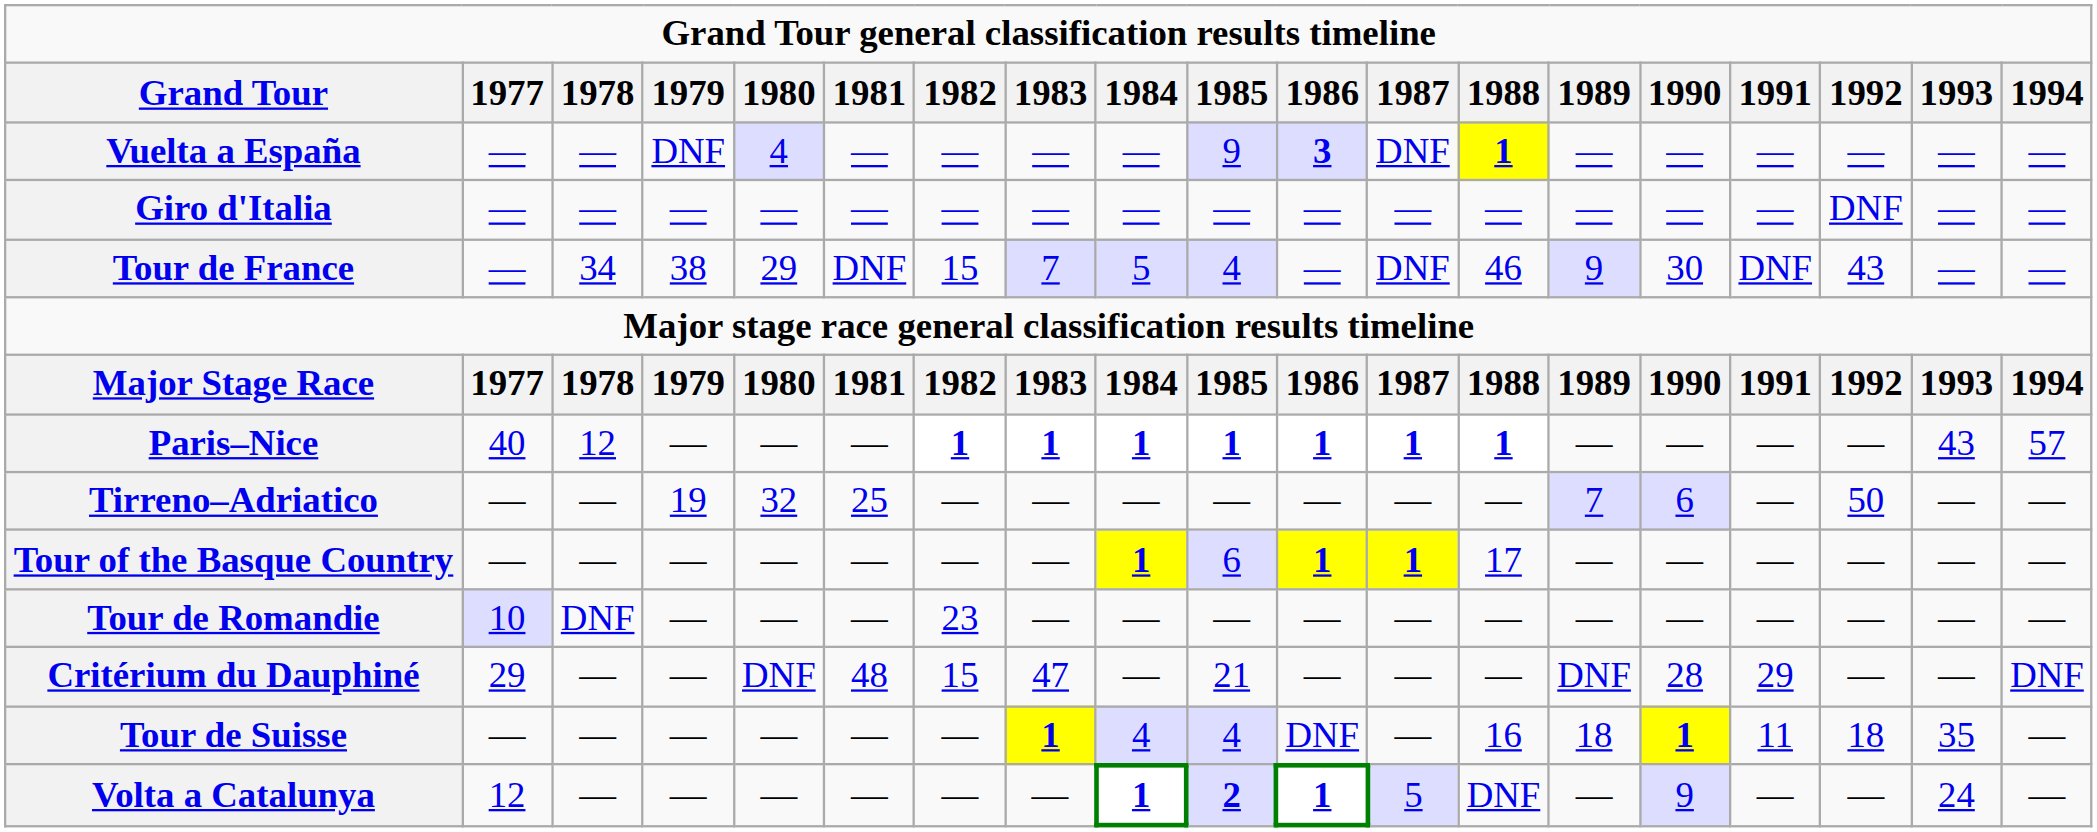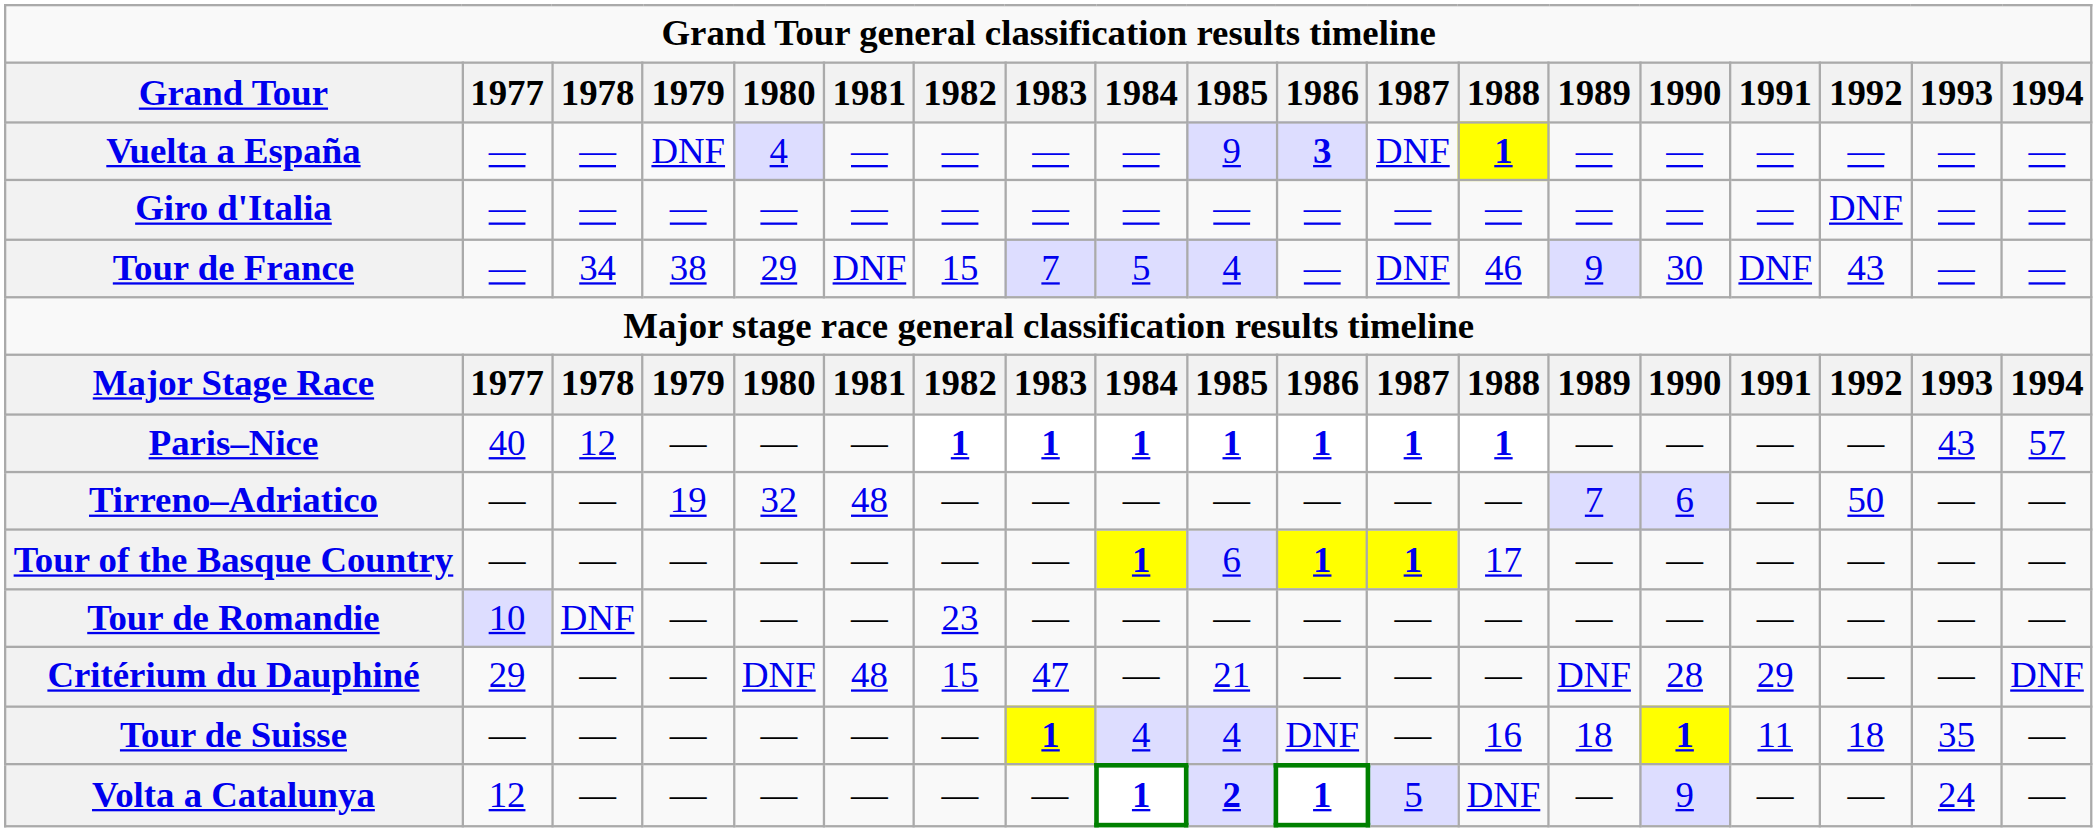(869, 500) 25 -> (869, 500) 48
